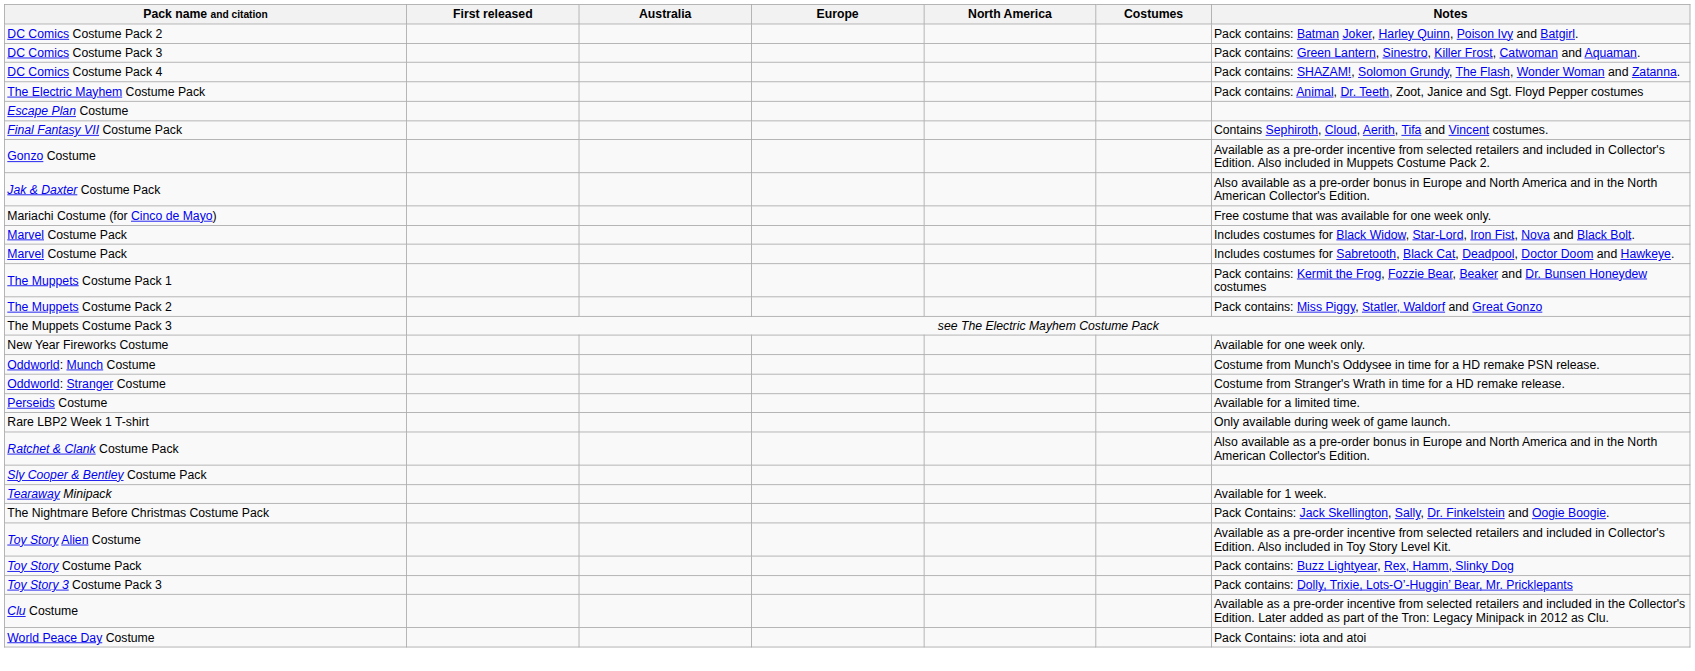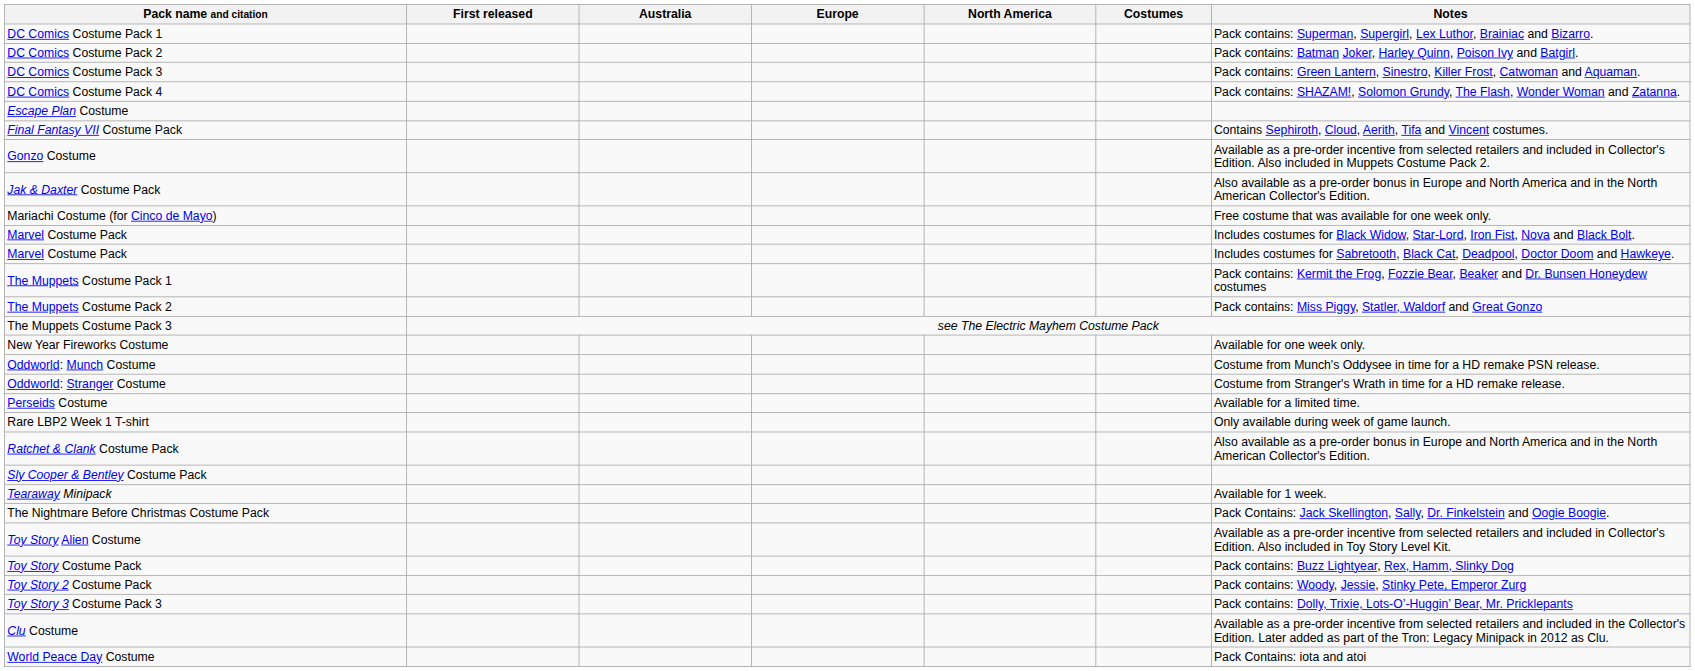+ row: (85, 34)
- row: (106, 92)
+ row: (79, 585)
